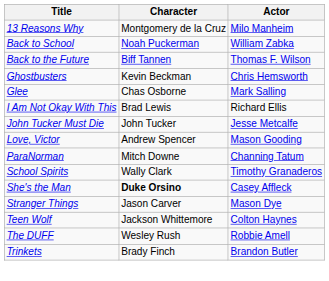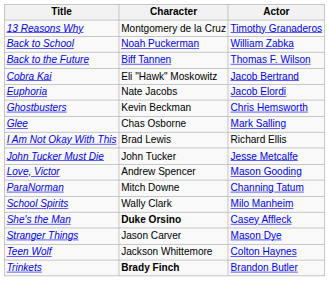(262, 28) Milo Manheim -> (276, 28) Timothy Granaderos
+ row: (29, 76)
+ row: (27, 92)
(276, 172) Timothy Granaderos -> (262, 204) Milo Manheim
- row: (30, 236)
(148, 252) normal -> (150, 268) bold
